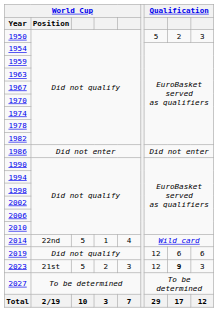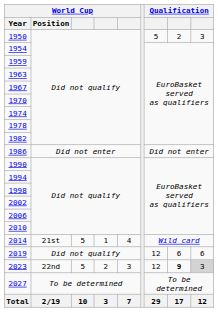(51, 240) 22nd -> (51, 240) 21st
(51, 266) 21st -> (51, 266) 22nd
(202, 266) no background -> (202, 266) lightgrey background
